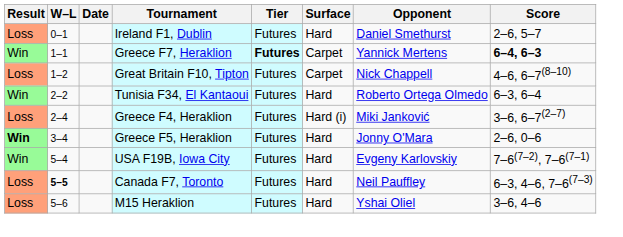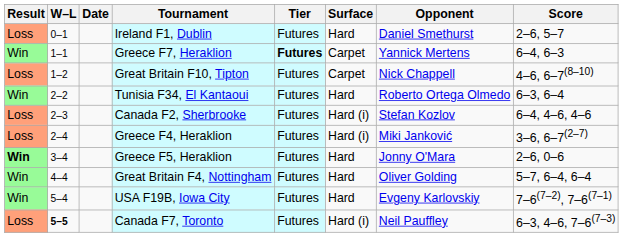(517, 53) bold -> (540, 53) normal
+ row: (180, 115)
+ row: (193, 177)
(319, 182) Hard -> (349, 221) Hard (i)
- row: (154, 203)
